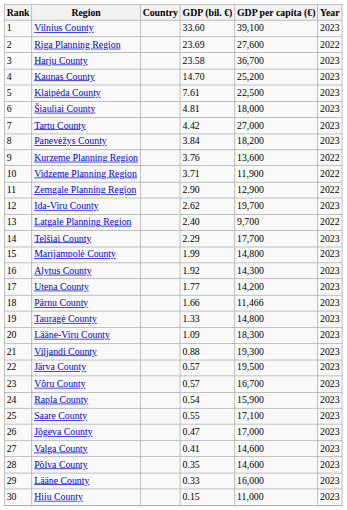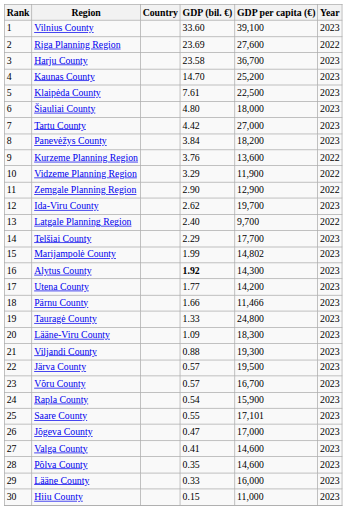(191, 109) 4.81 -> (191, 109) 4.80
(191, 173) 3.71 -> (191, 173) 3.29
(250, 254) 14,800 -> (250, 254) 14,802
(191, 270) normal -> (191, 270) bold
(250, 319) 14,800 -> (250, 319) 24,800
(250, 416) 17,100 -> (250, 416) 17,101
